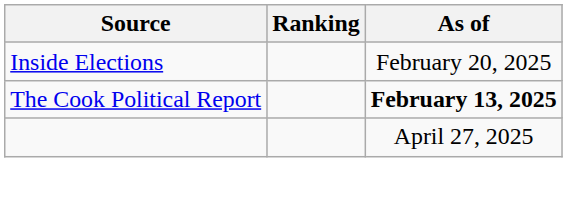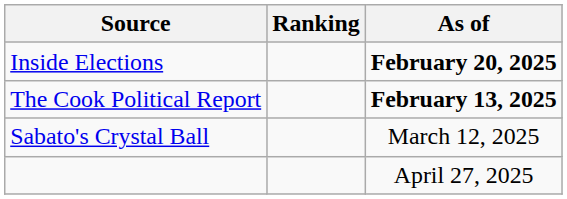(464, 61) normal -> (464, 61) bold
+ row: (110, 136)
